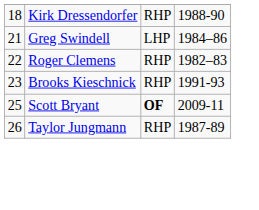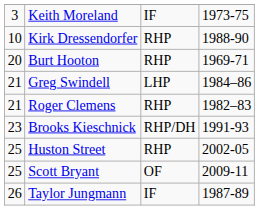+ row: (73, 15)
(15, 15) 18 -> (15, 37) 10
+ row: (64, 60)
(15, 60) 22 -> (15, 104) 21
(158, 82) RHP -> (170, 127) RHP/DH
+ row: (67, 149)
(154, 104) bold -> (153, 171) normal
(158, 127) RHP -> (150, 194) IF
